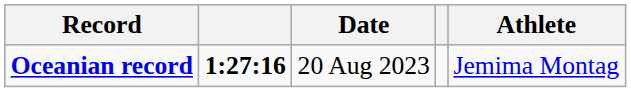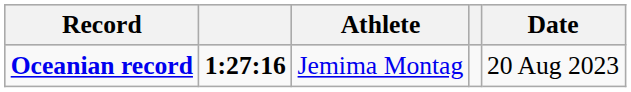columns swapped: (536, 24) <-> (364, 24)
